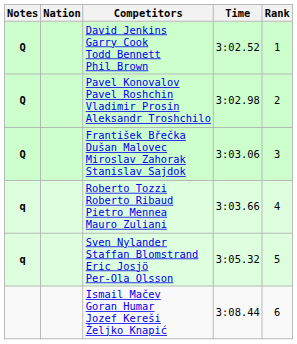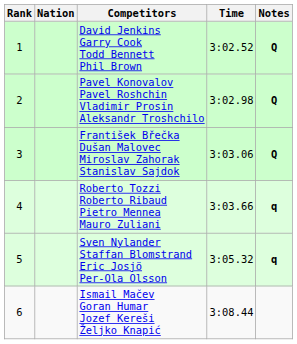columns swapped: (277, 13) <-> (23, 13)
